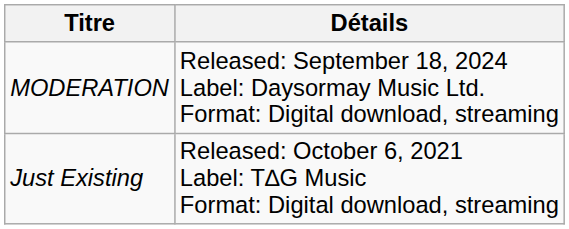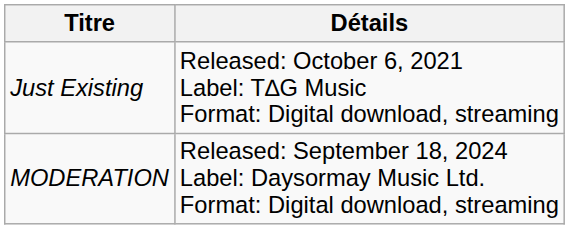rows swapped: (77, 178) <-> (90, 87)
